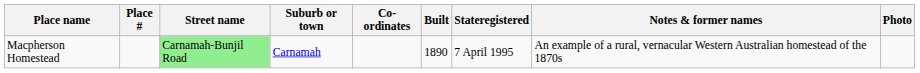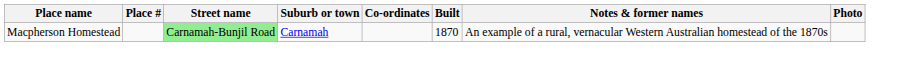- column: (492, 20)
(436, 51) 1890 -> (447, 32) 1870
